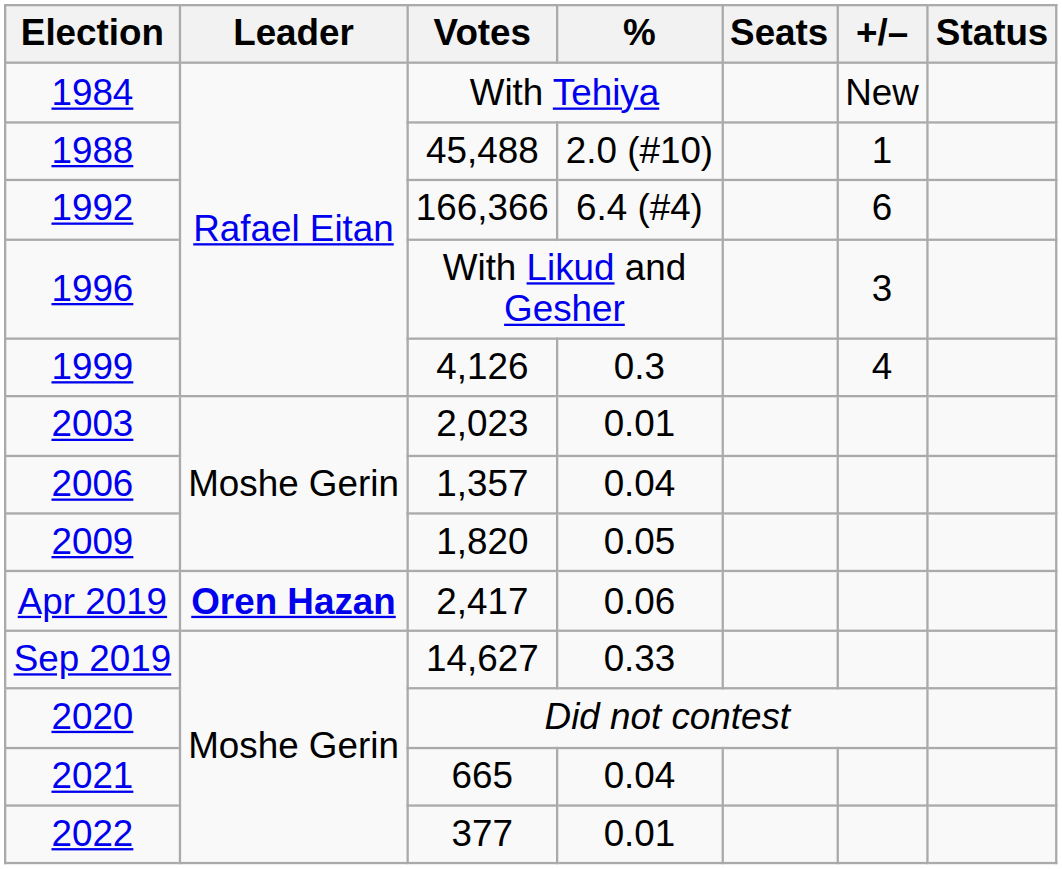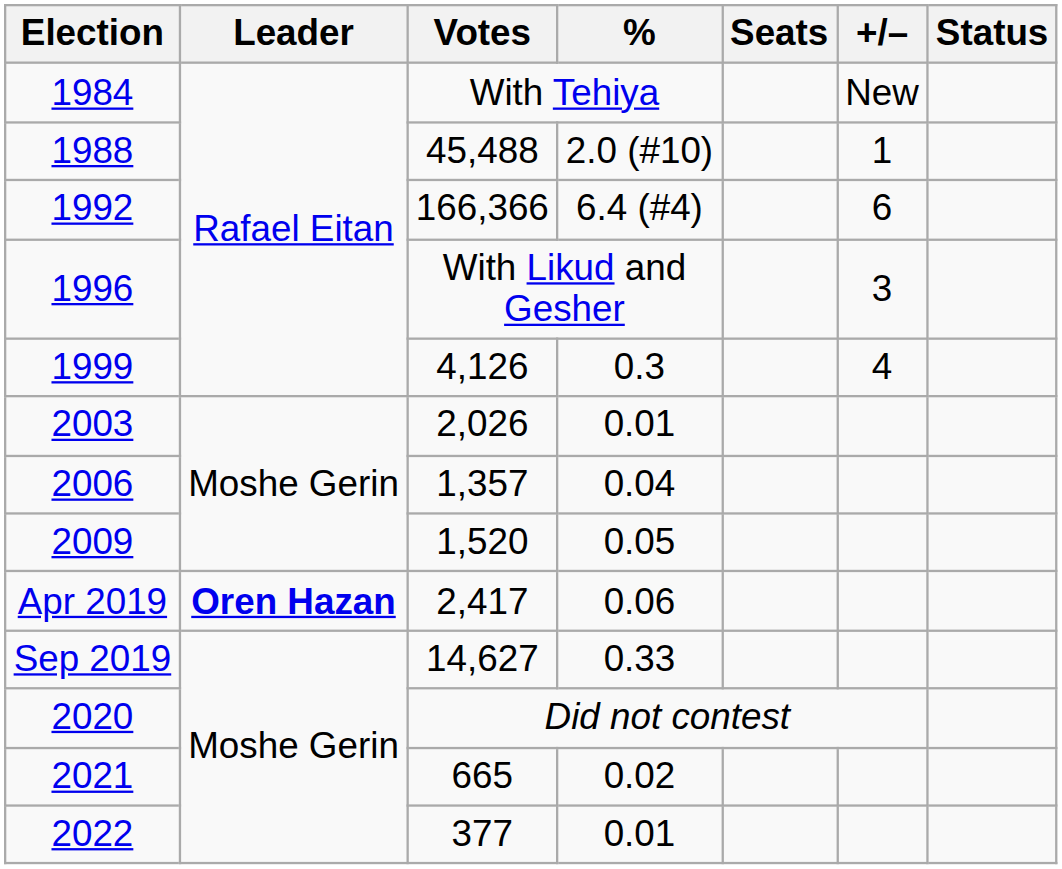(482, 425) 2,023 -> (482, 425) 2,026
(482, 541) 1,820 -> (482, 541) 1,520
(639, 775) 0.04 -> (639, 775) 0.02
